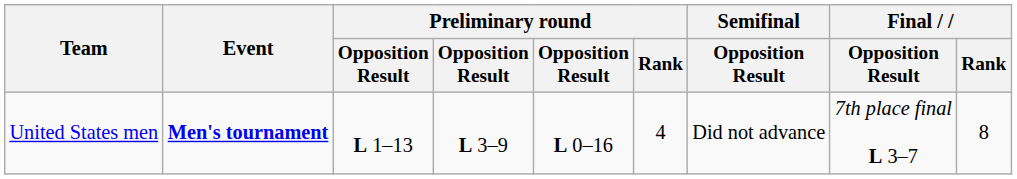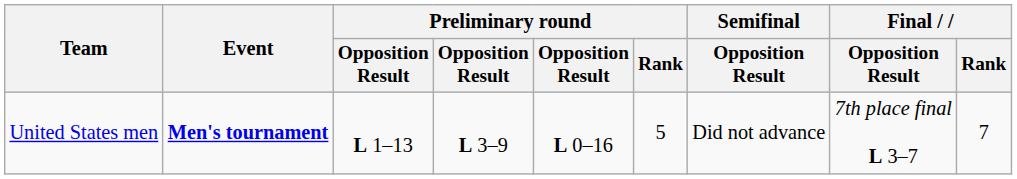(660, 133) 4 -> (660, 133) 5
(984, 133) 8 -> (984, 133) 7
